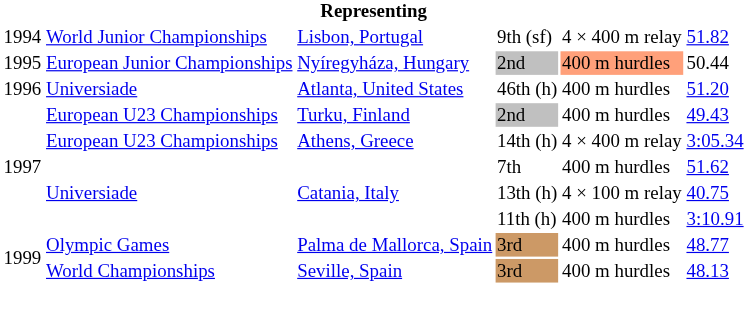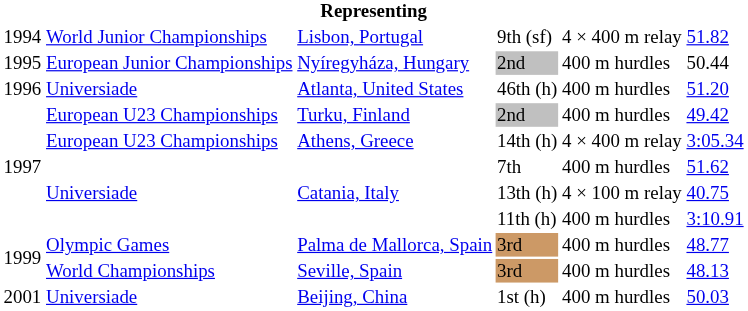(616, 62) lightsalmon background -> (616, 62) no background
(708, 114) 49.43 -> (708, 114) 49.42
+ row: (352, 296)
